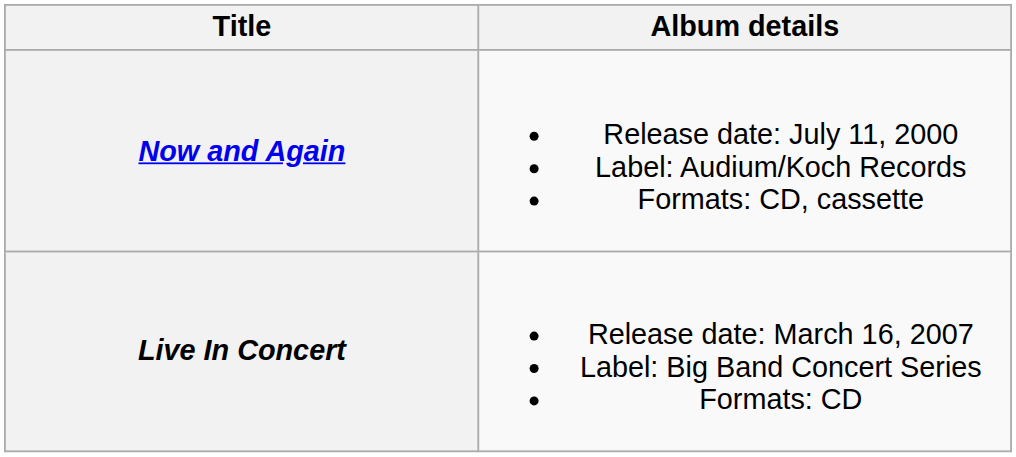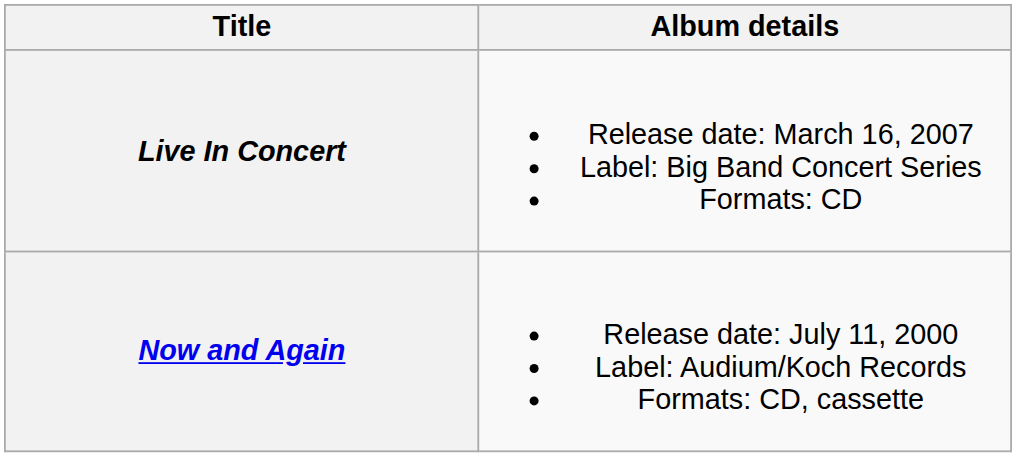rows swapped: (242, 150) <-> (242, 350)
